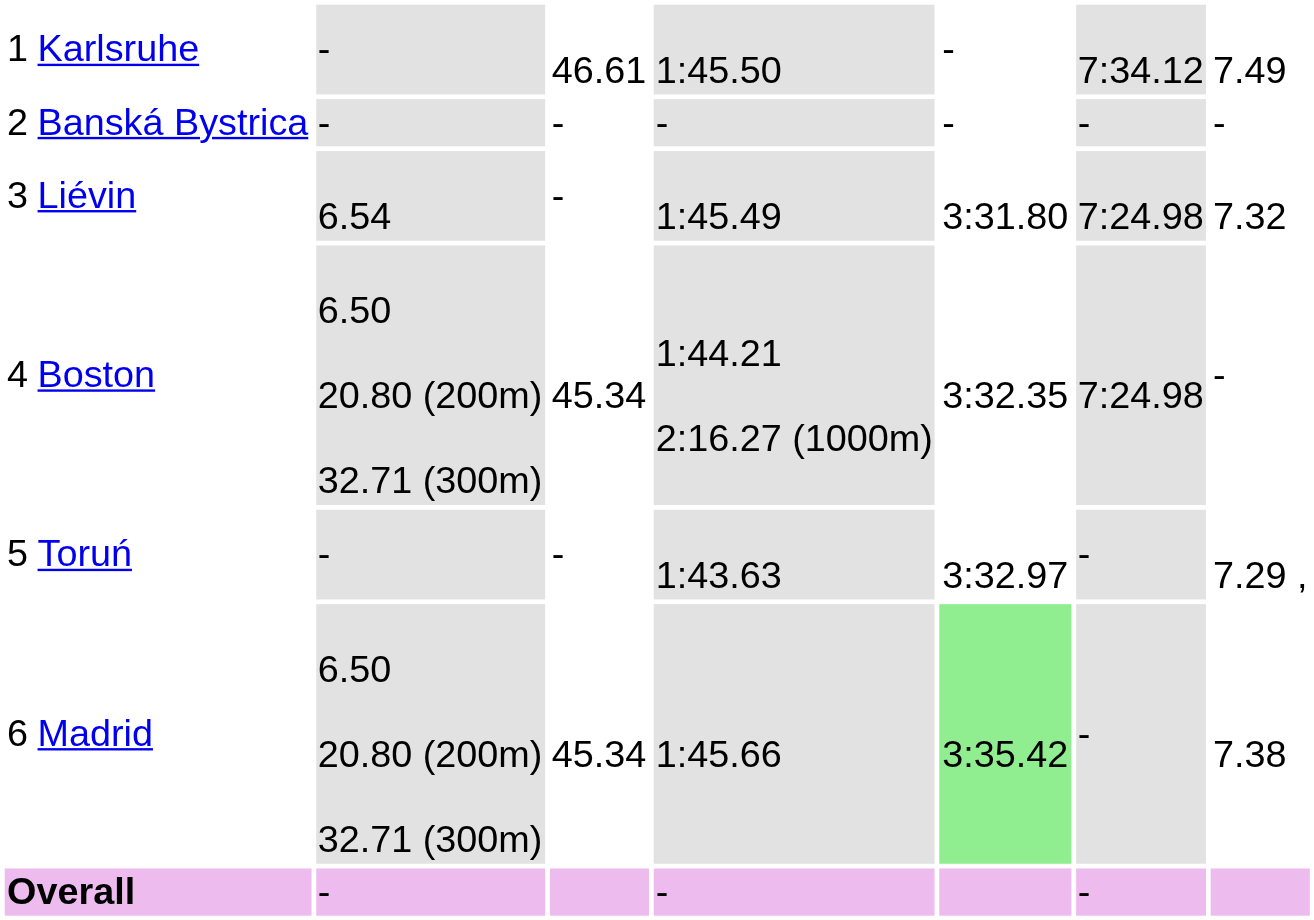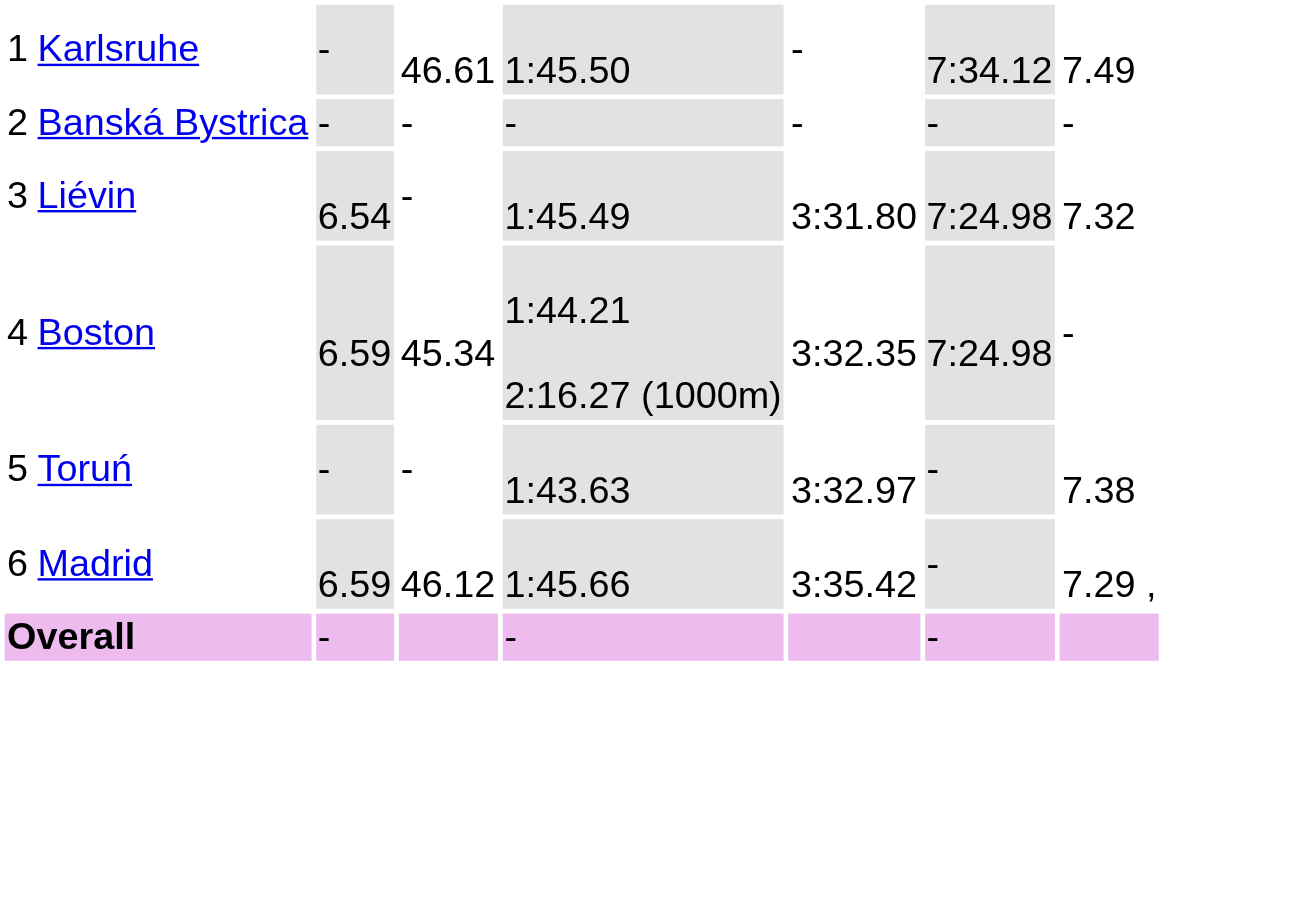(430, 395) 6.50 20.80 (200m) 32.71 (300m) -> (354, 353) 6.59
(1260, 575) 7.29 , -> (1099, 490) 7.38
(430, 754) 6.50 20.80 (200m) 32.71 (300m) -> (354, 584) 6.59
(599, 754) 45.34 -> (448, 584) 46.12
(1005, 754) lightgreen background -> (854, 584) no background
(1250, 754) 7.38 -> (1109, 584) 7.29 ,
